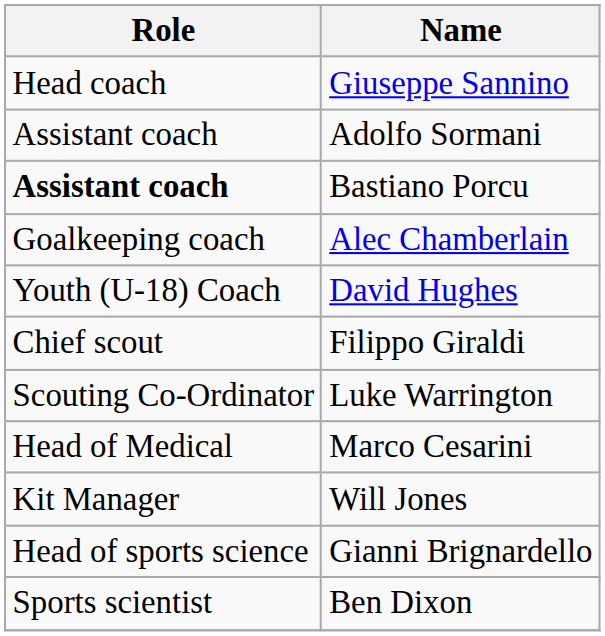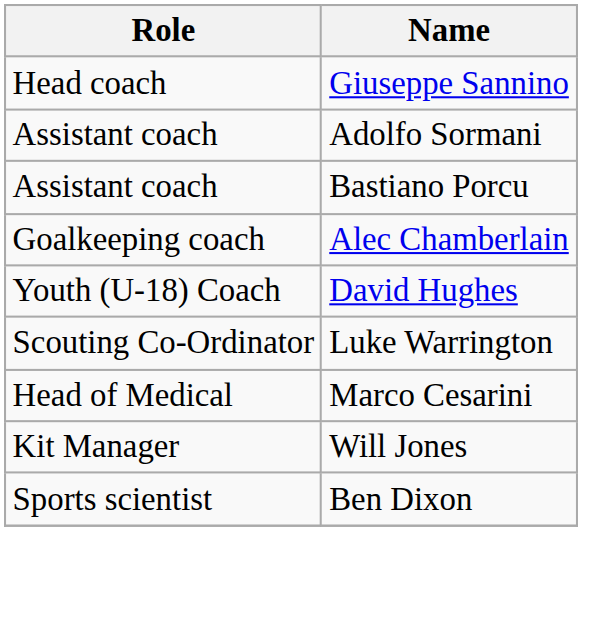(121, 186) bold -> (115, 186) normal
- row: (427, 342)
- row: (461, 550)
